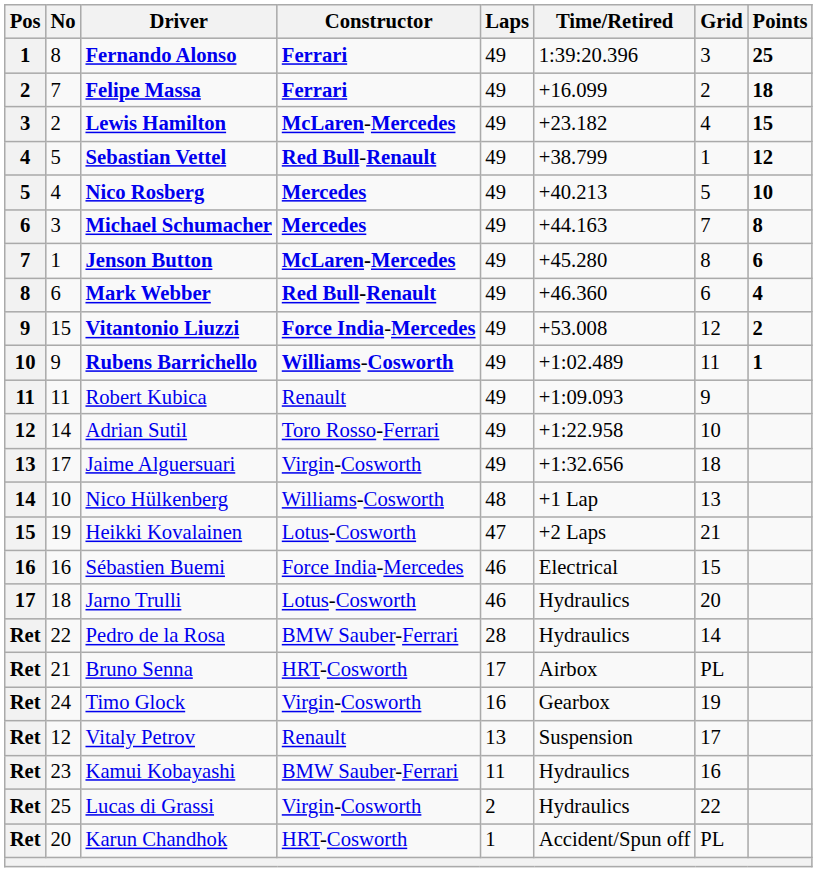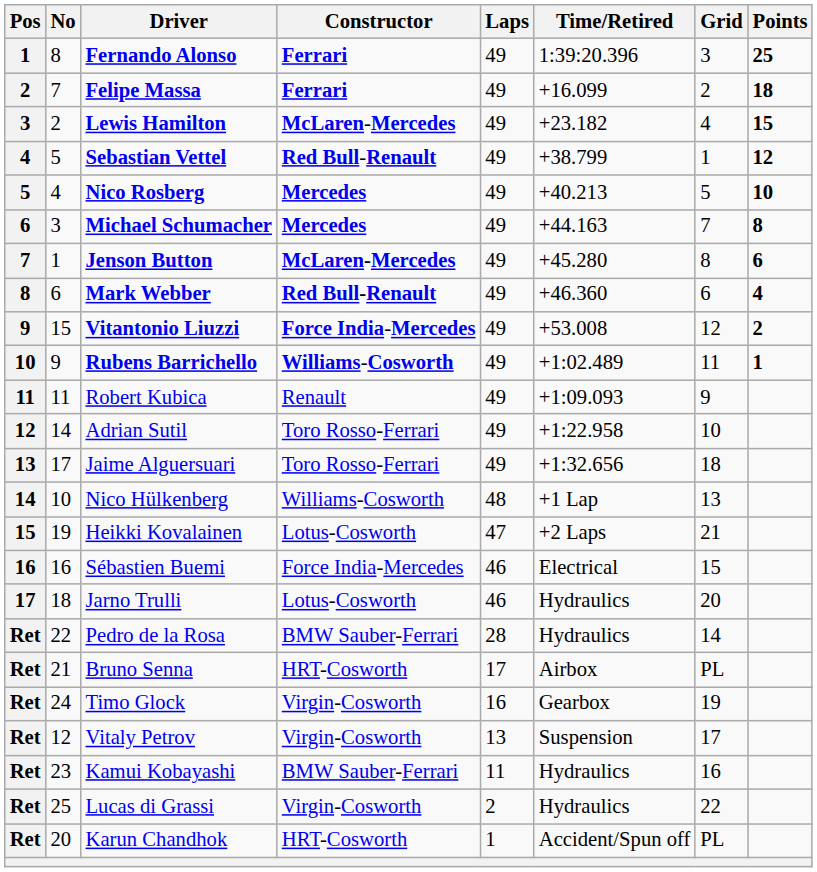(352, 464) Virgin-Cosworth -> (361, 464) Toro Rosso-Ferrari
(314, 737) Renault -> (352, 737) Virgin-Cosworth
